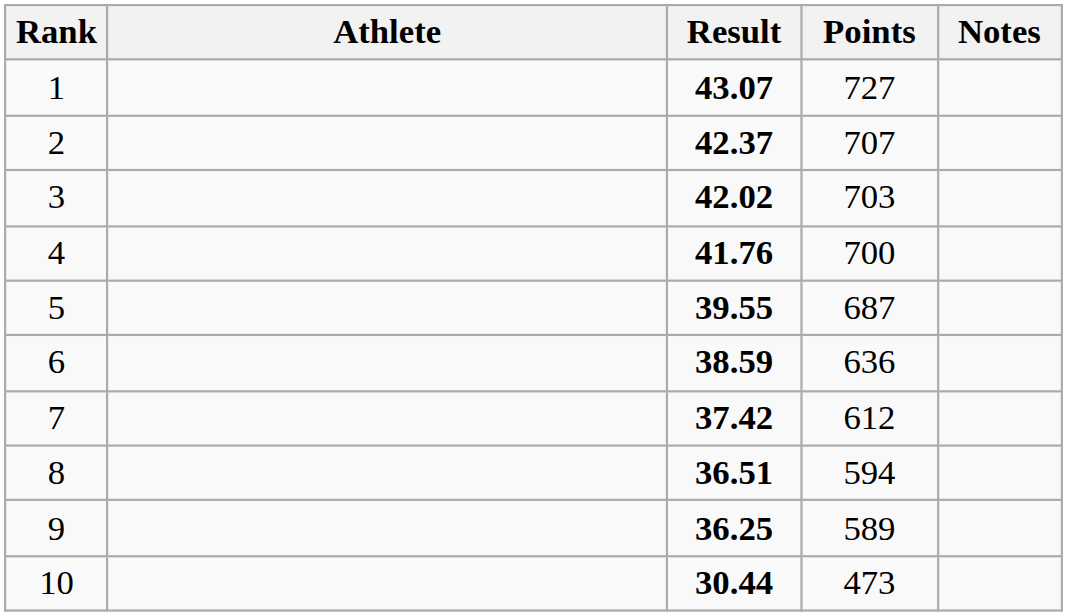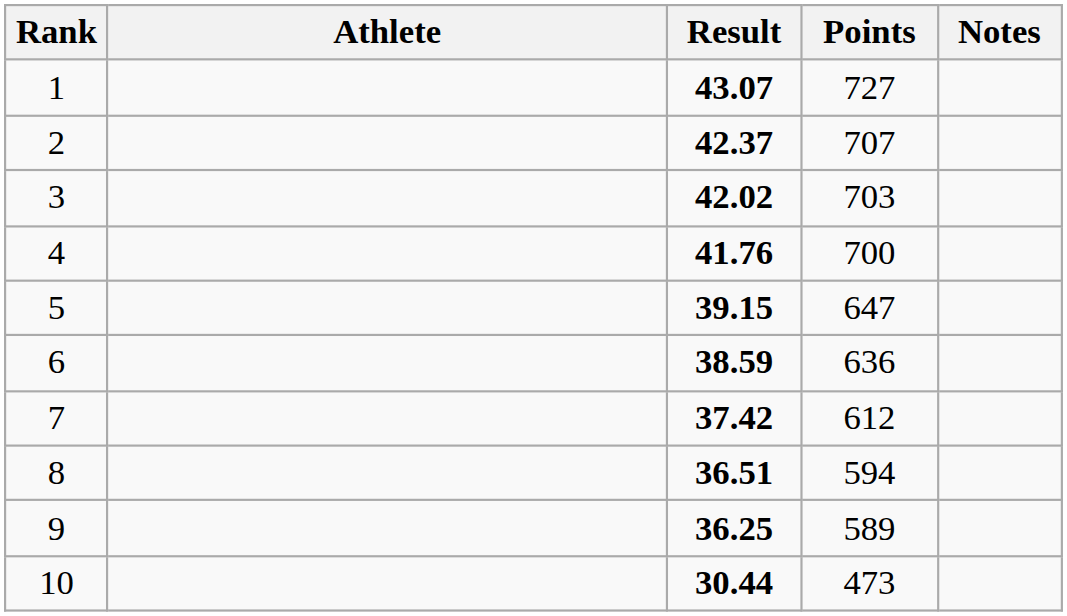(734, 307) 39.55 -> (734, 307) 39.15
(869, 307) 687 -> (869, 307) 647
